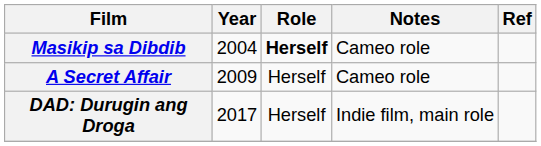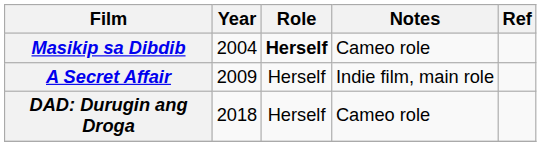(383, 76) Cameo role -> (415, 76) Indie film, main role
(237, 116) 2017 -> (237, 116) 2018
(415, 116) Indie film, main role -> (383, 116) Cameo role
